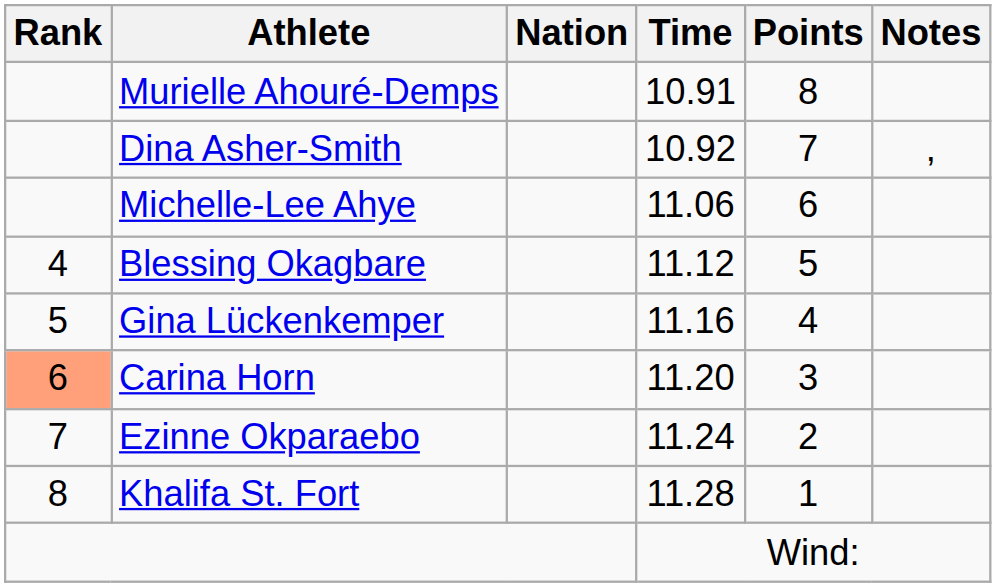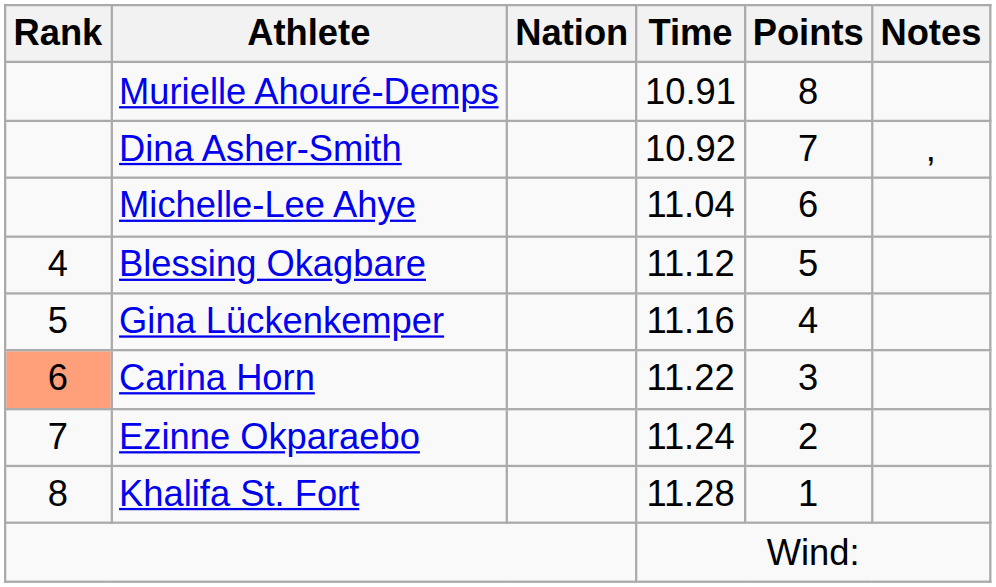(691, 206) 11.06 -> (691, 206) 11.04
(691, 378) 11.20 -> (691, 378) 11.22
